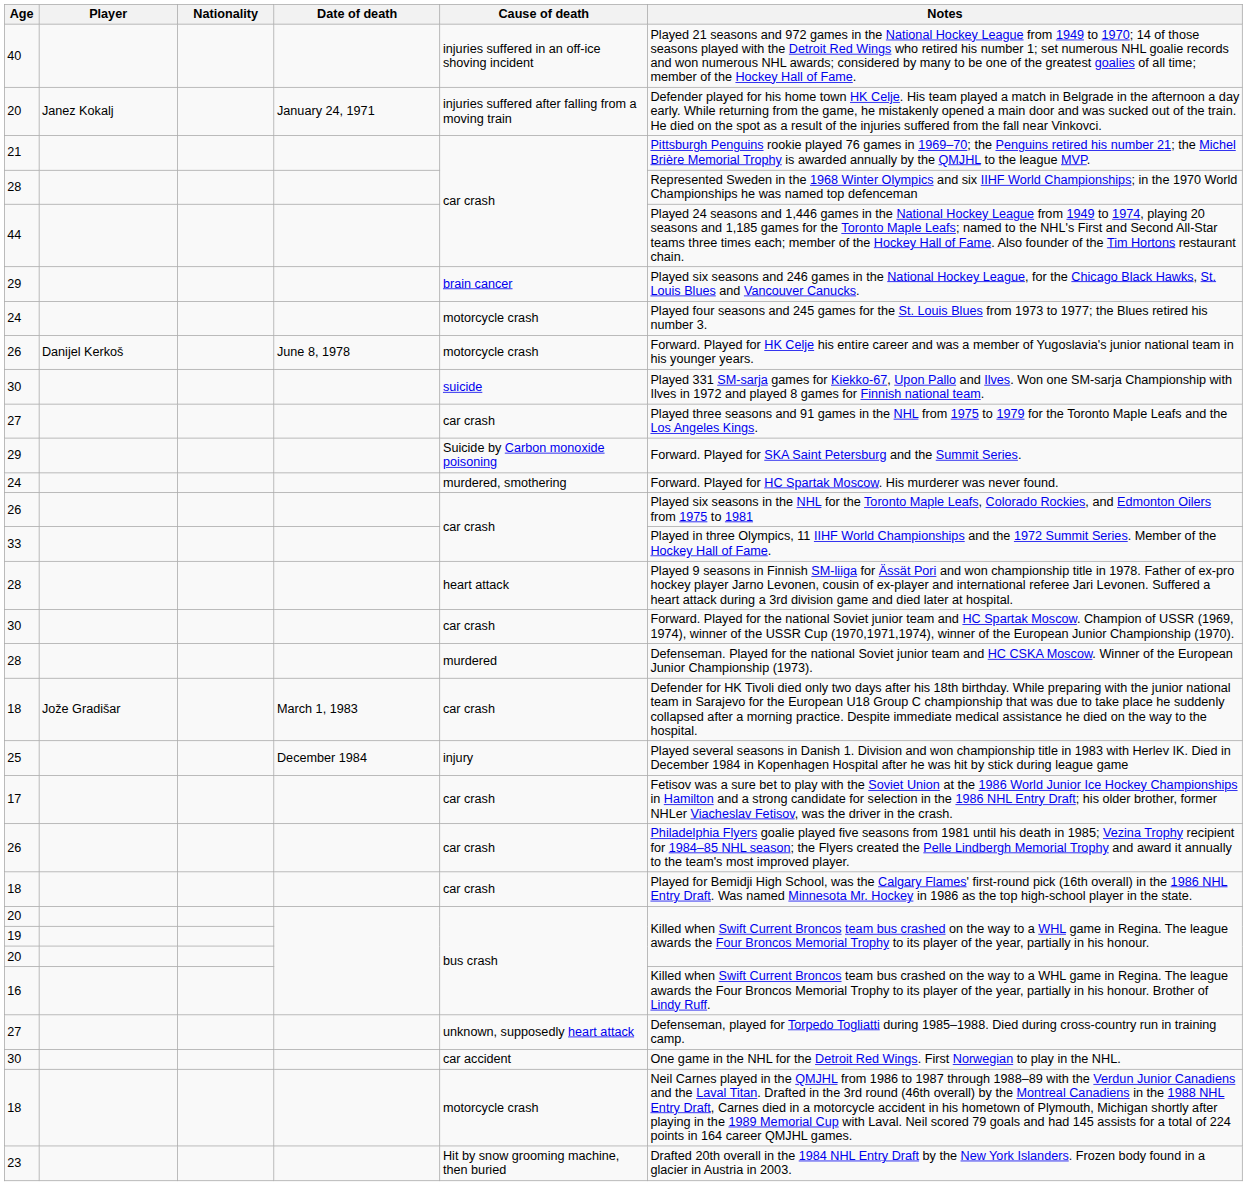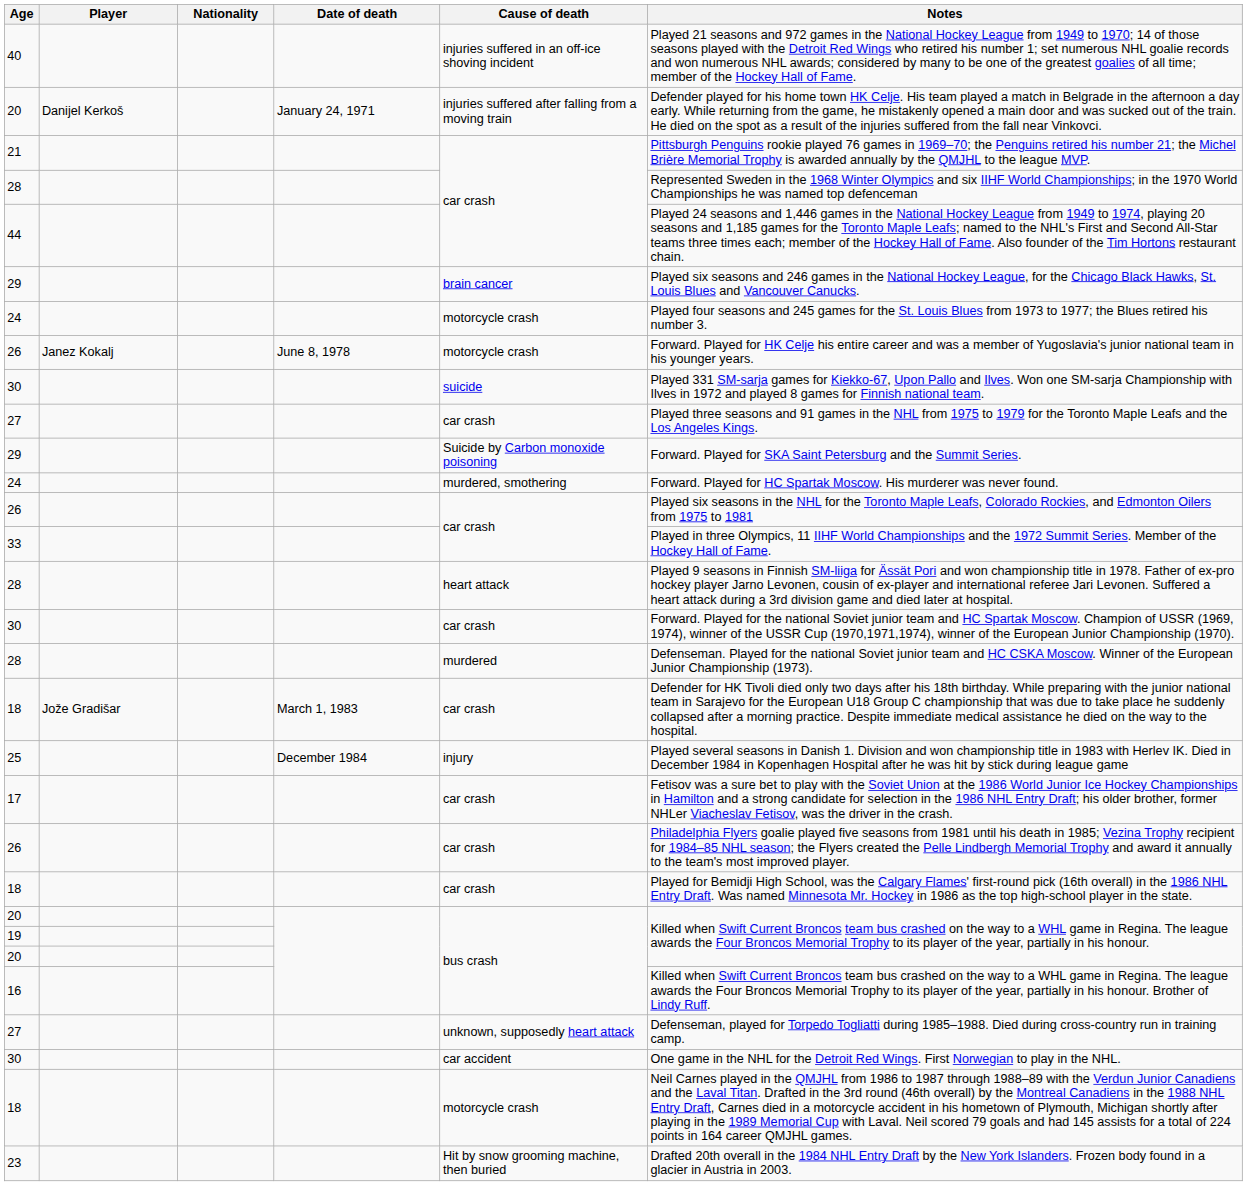(78, 111) Janez Kokalj -> (83, 111) Danijel Kerkoš
(83, 352) Danijel Kerkoš -> (78, 352) Janez Kokalj
